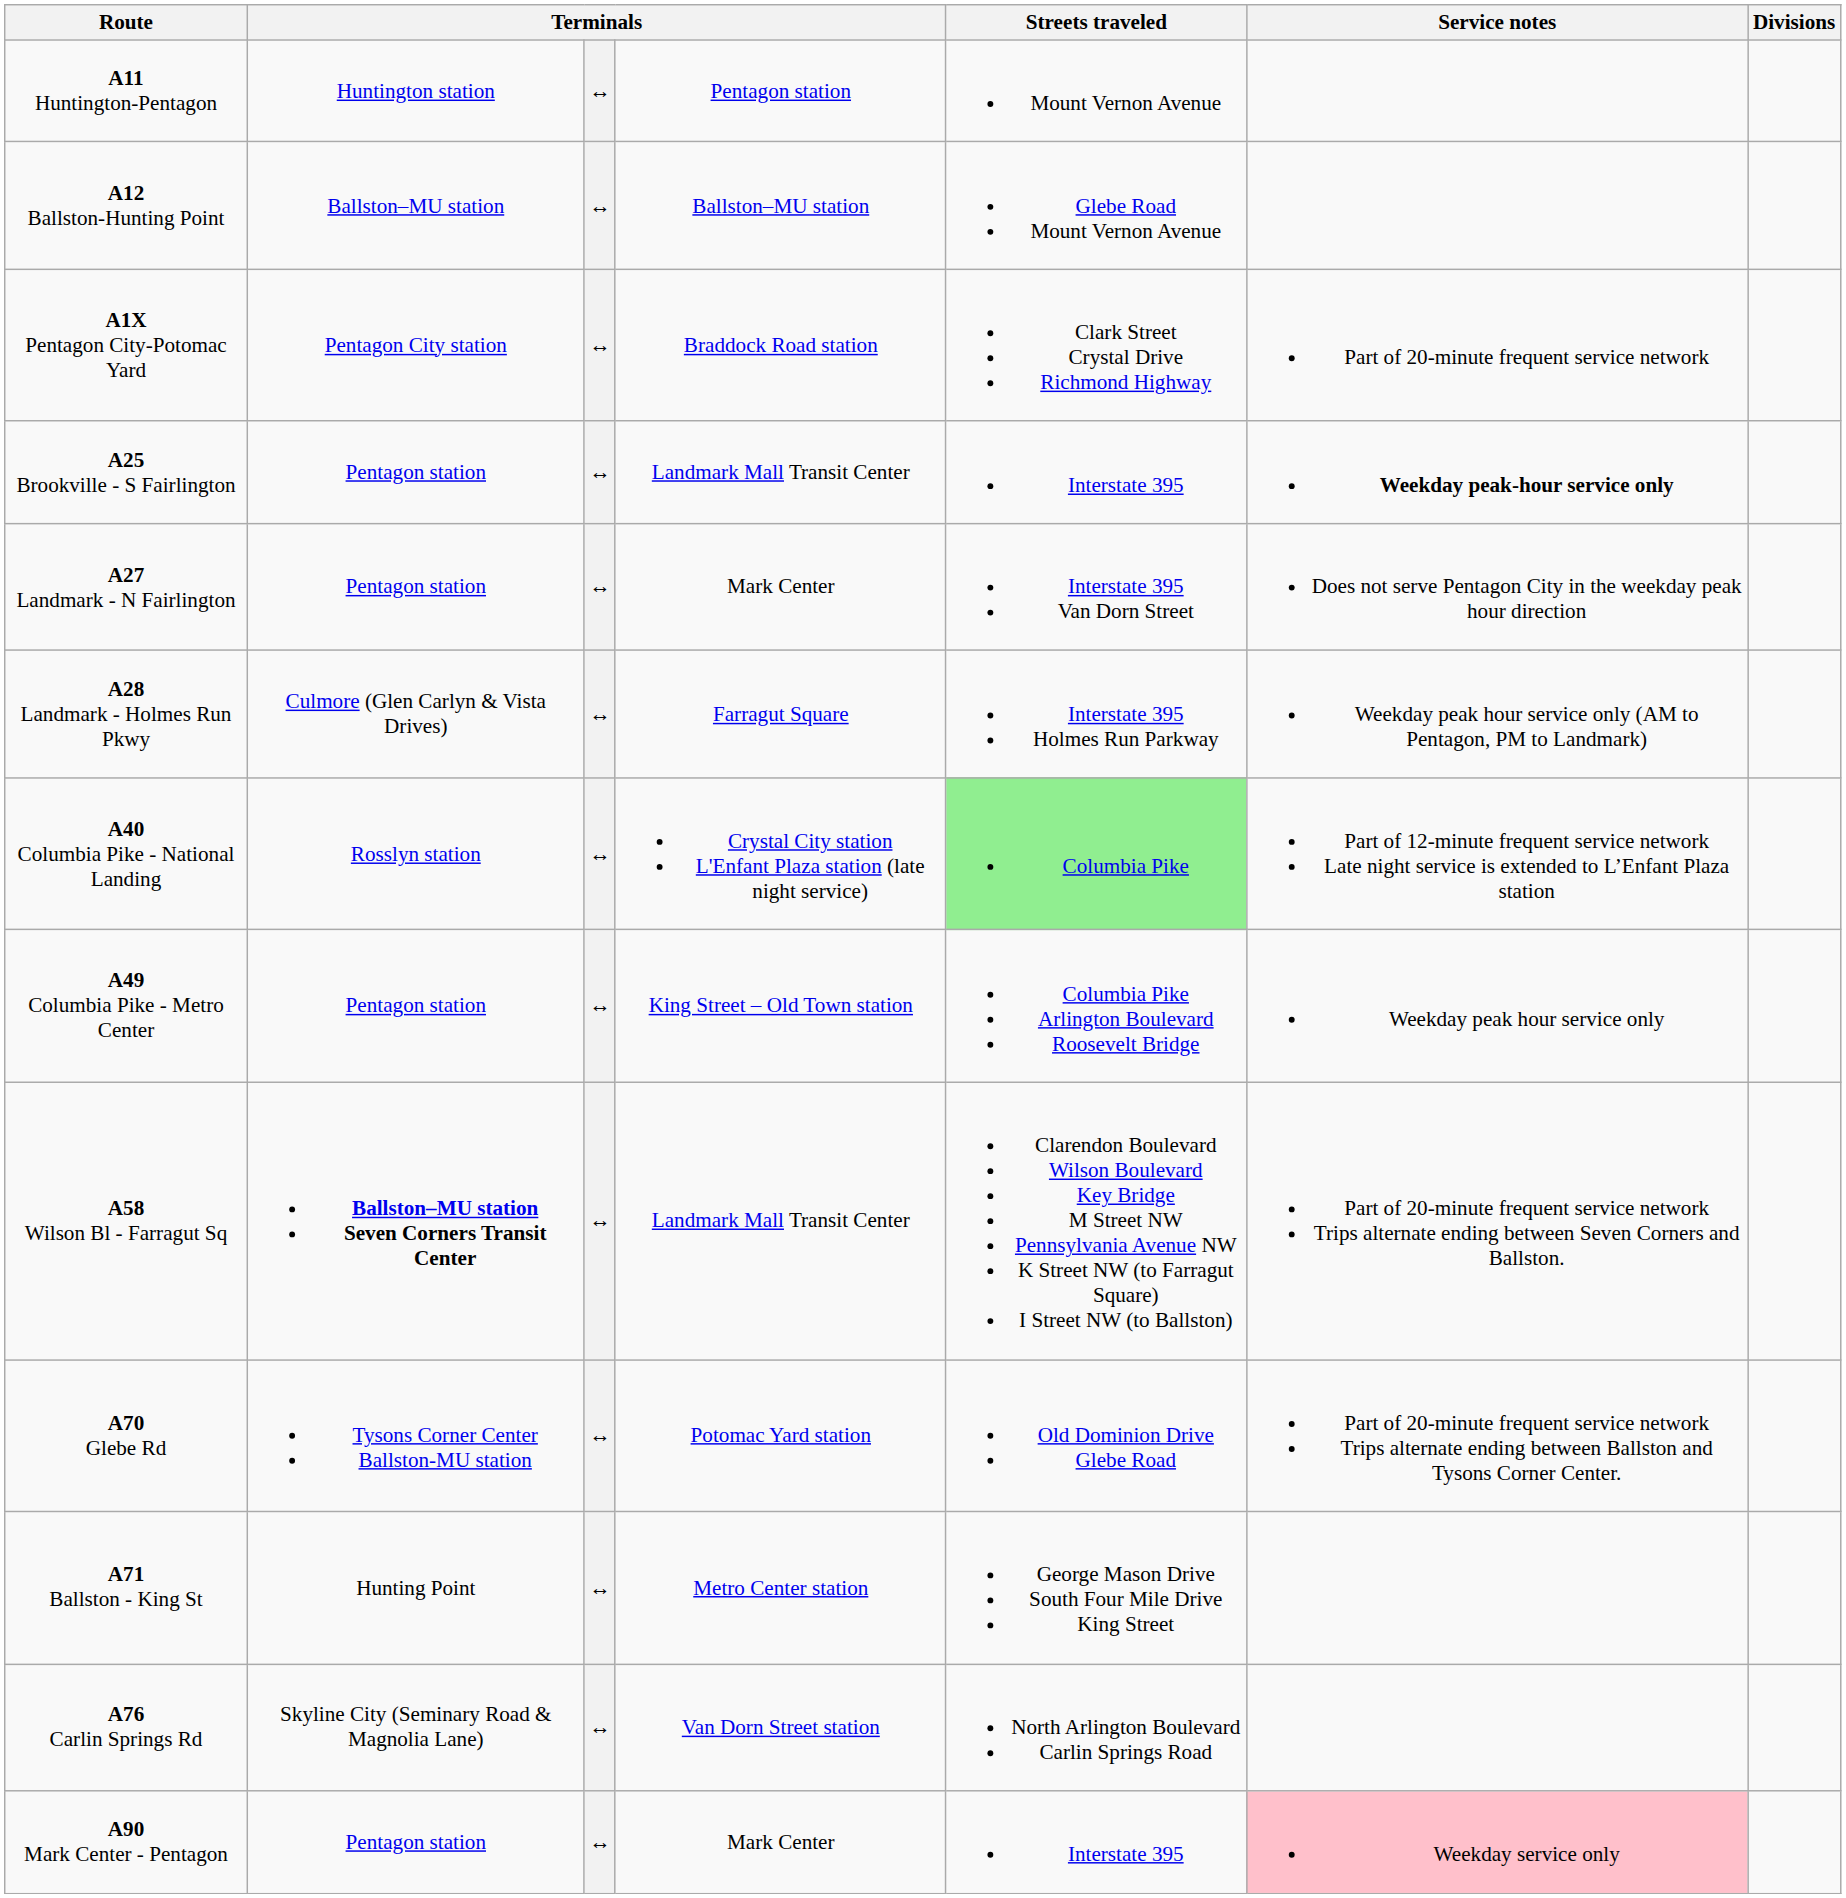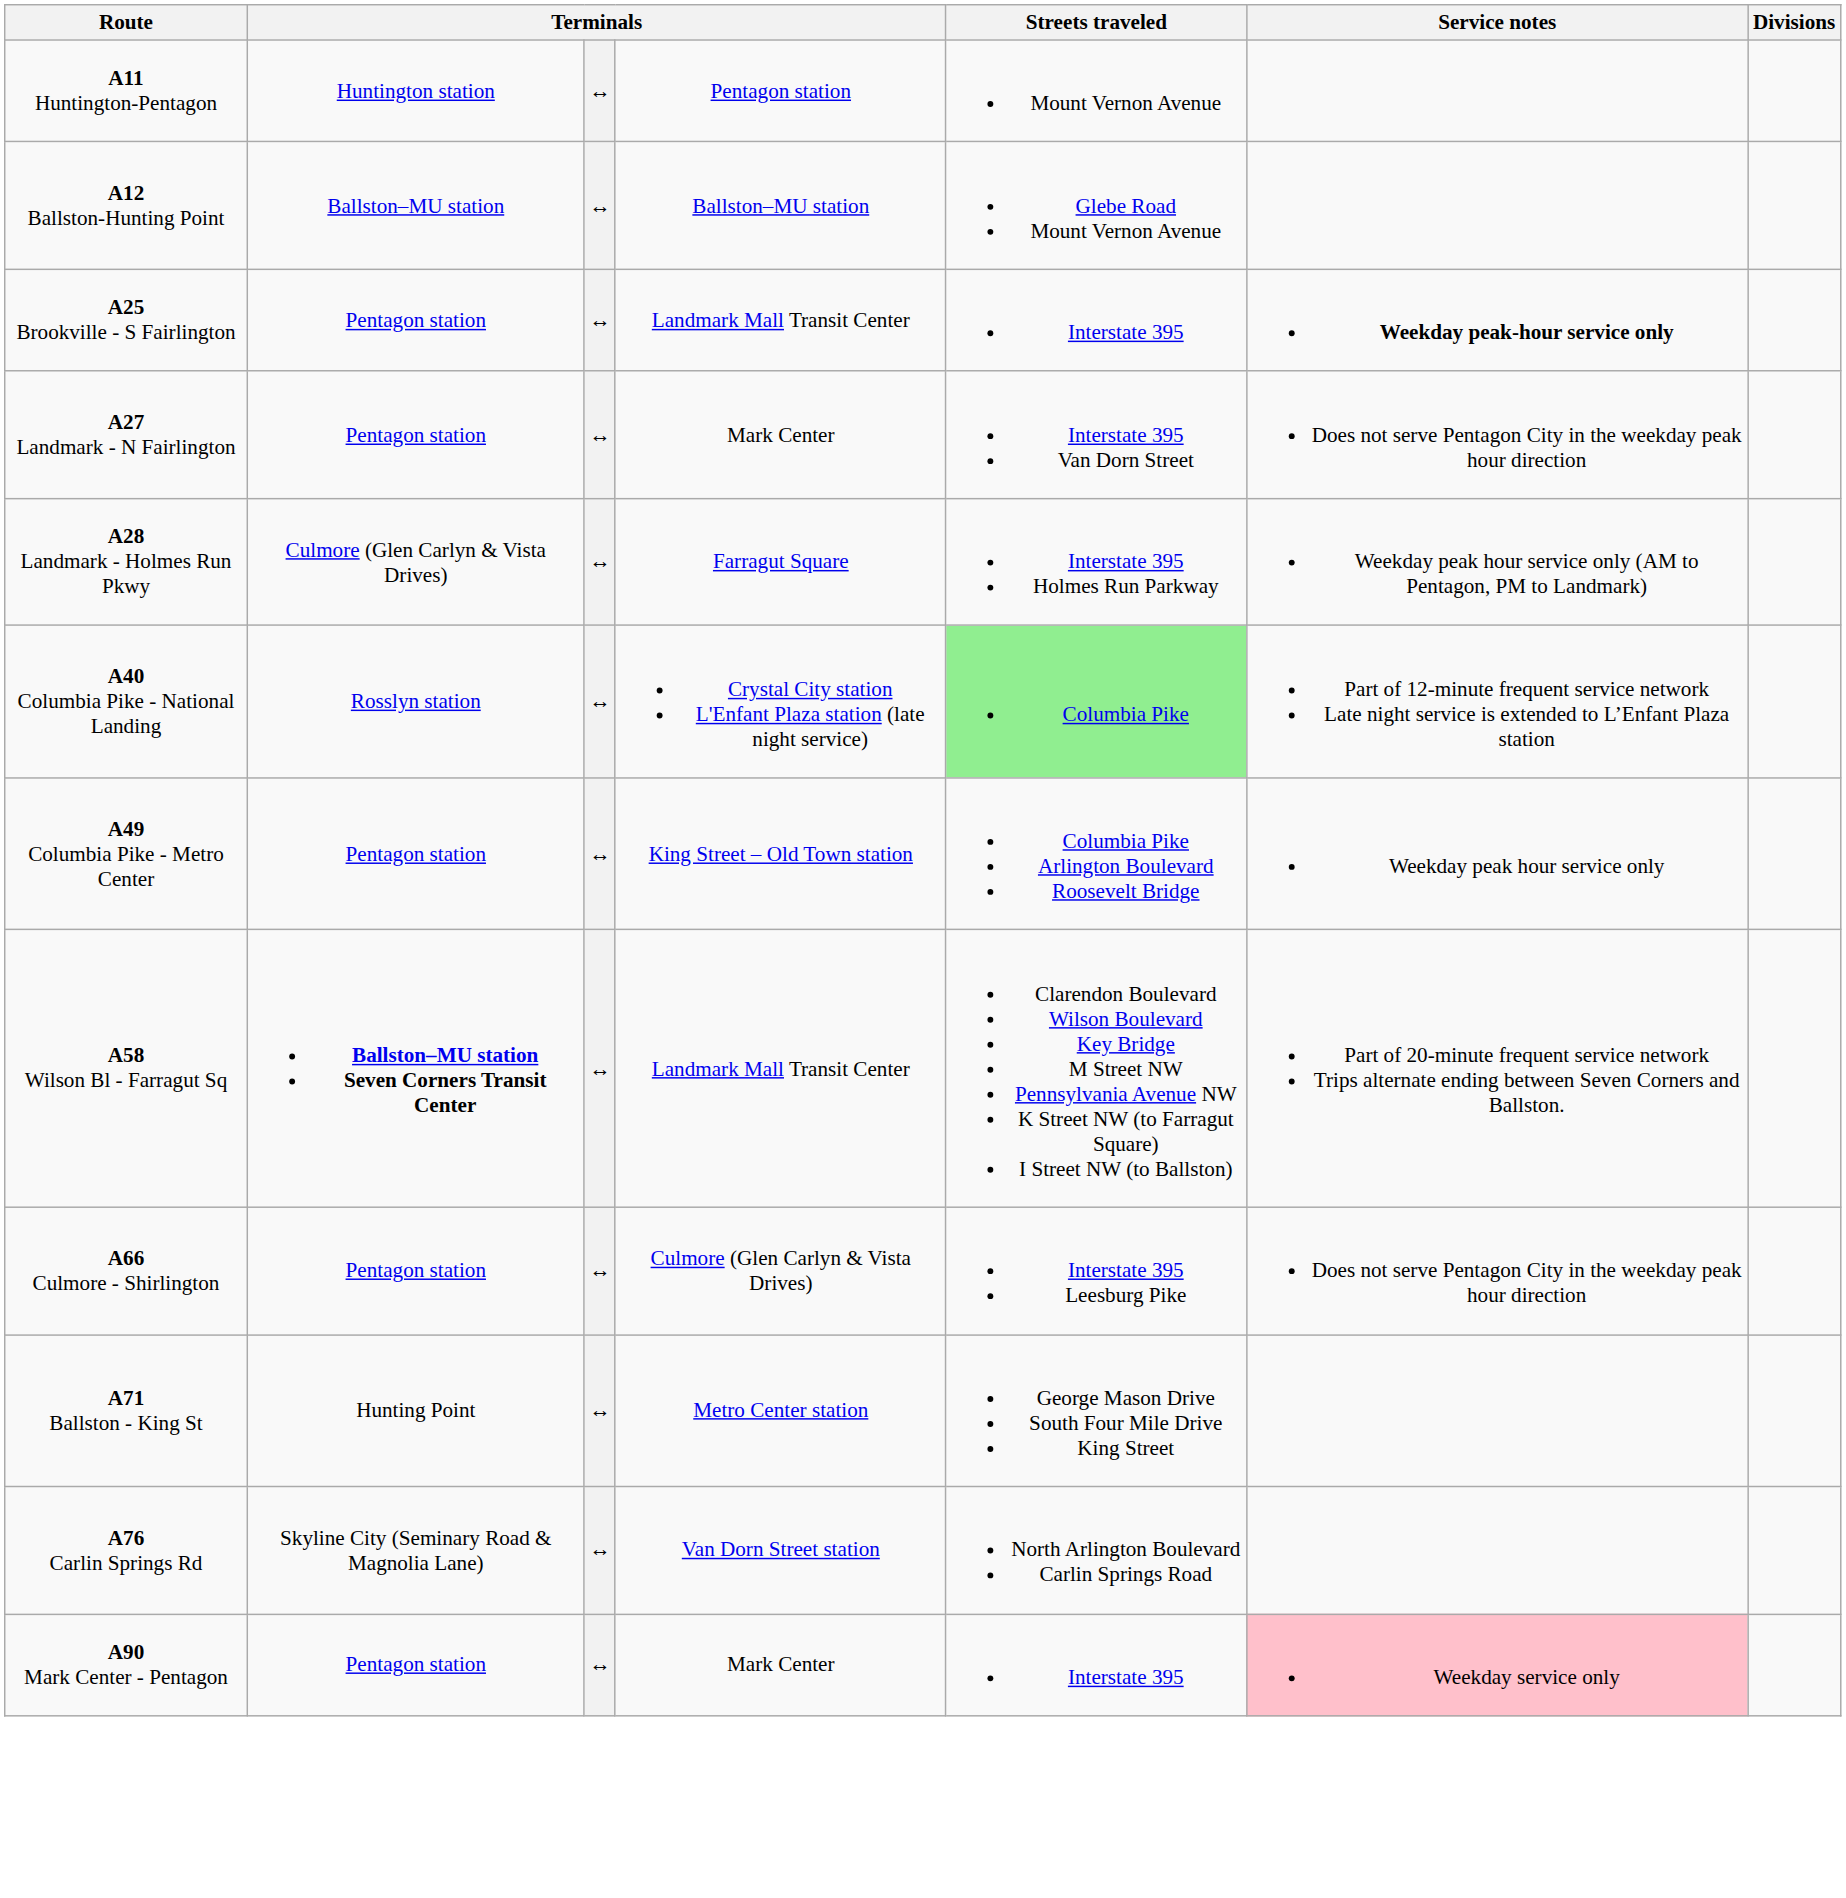- row: (126, 345)
+ row: (126, 1270)
- row: (126, 1435)
